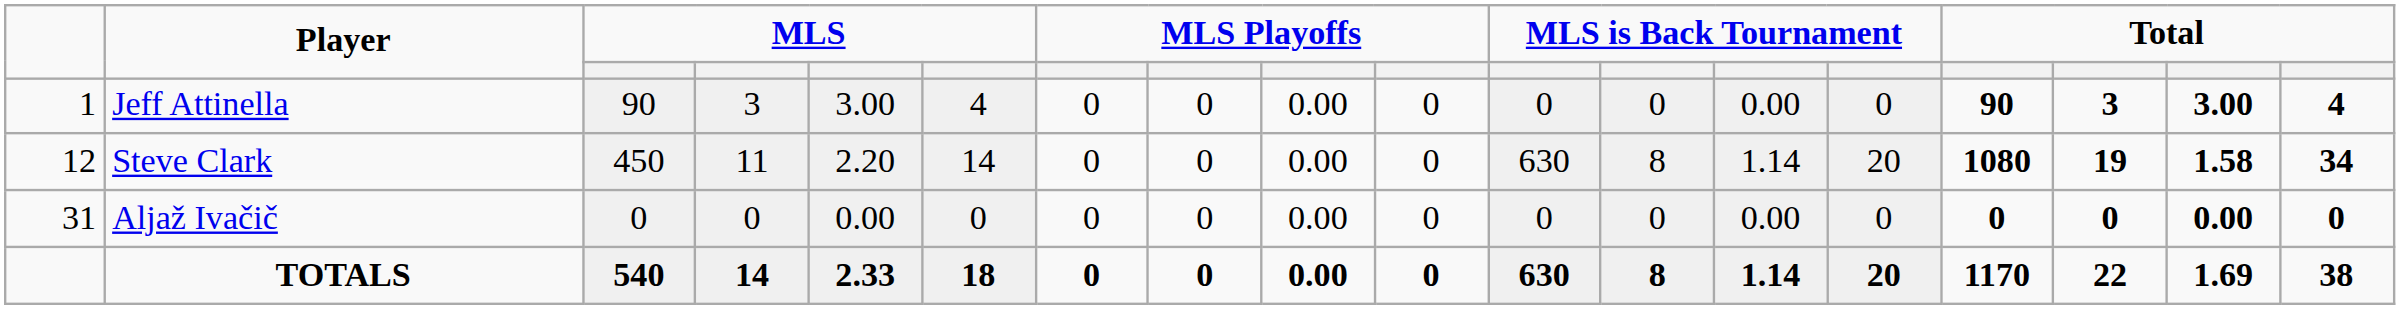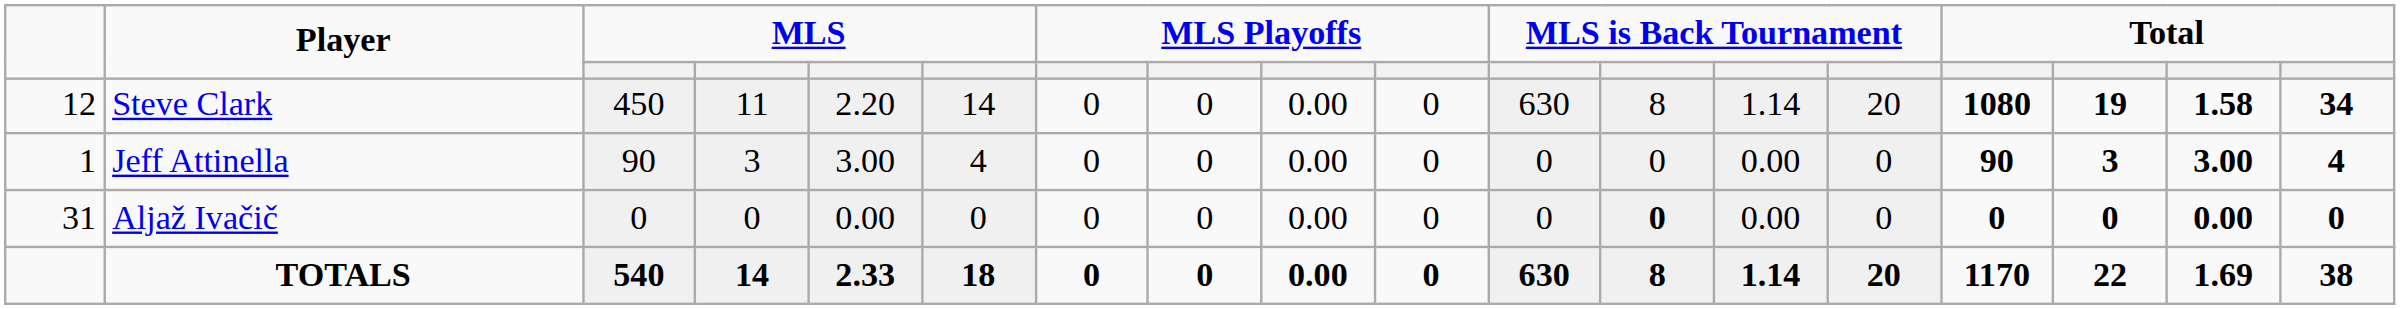rows swapped: (192, 161) <-> (200, 105)
(1657, 217) normal -> (1657, 217) bold
